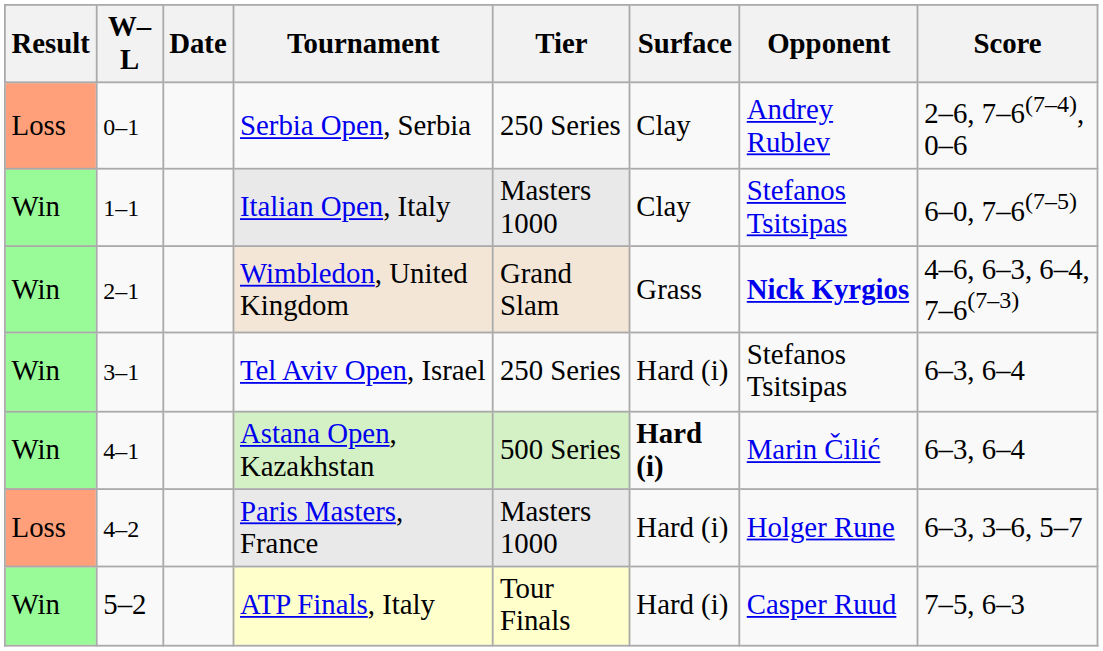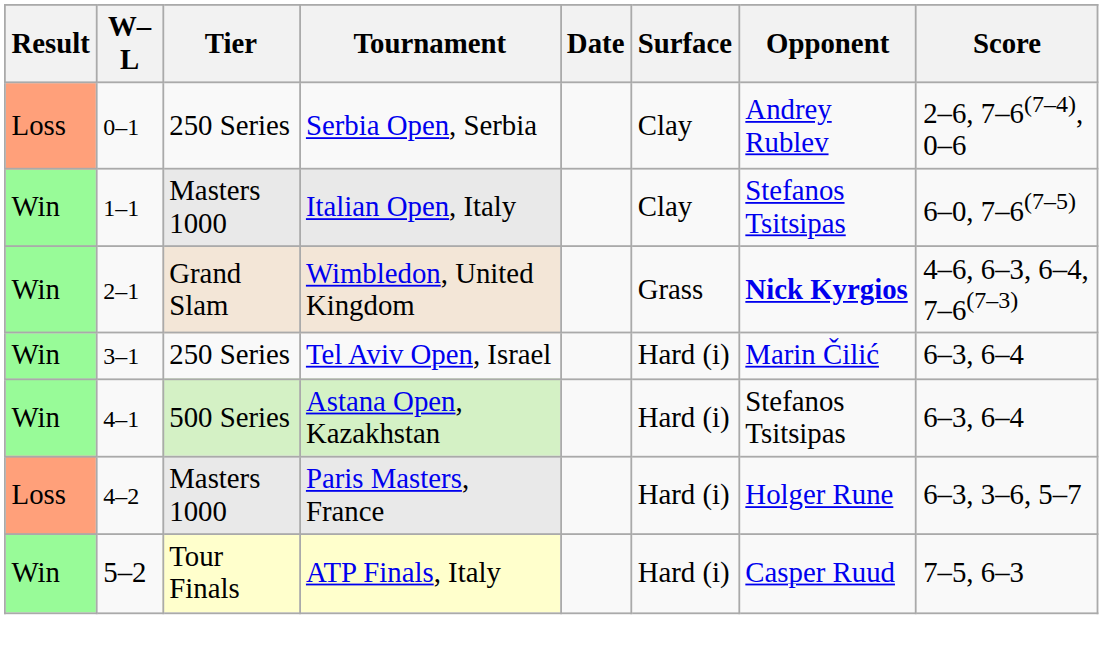columns swapped: (198, 43) <-> (561, 43)
(797, 371) Stefanos Tsitsipas -> (812, 355) Marin Čilić
(669, 449) bold -> (684, 417) normal
(814, 449) Marin Čilić -> (796, 417) Stefanos Tsitsipas
